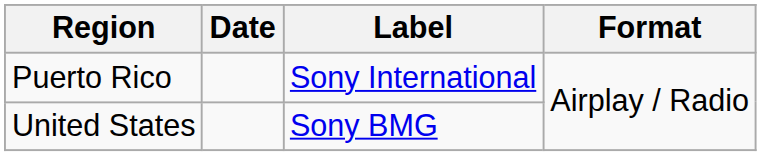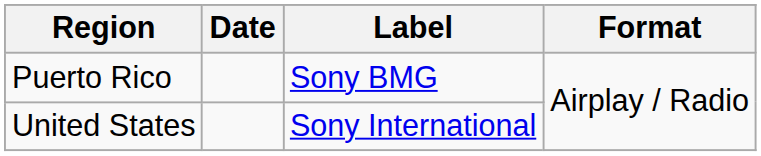(413, 77) Sony International -> (364, 77) Sony BMG
(364, 125) Sony BMG -> (413, 125) Sony International
